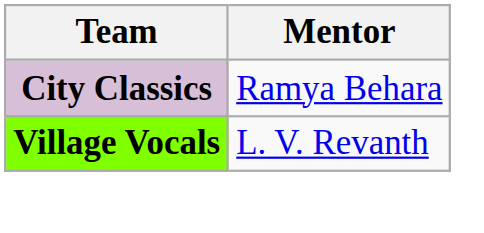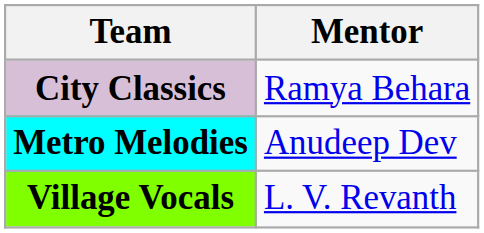+ row: (130, 142)
